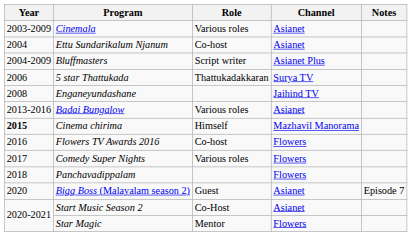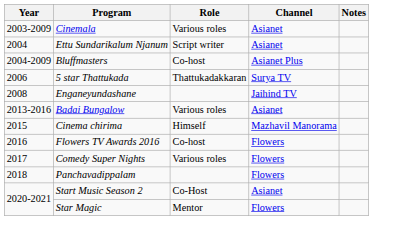(211, 45) Co-host -> (198, 45) Script writer
(220, 61) Script writer -> (189, 61) Co-host
(17, 126) bold -> (17, 126) normal
- row: (123, 191)
